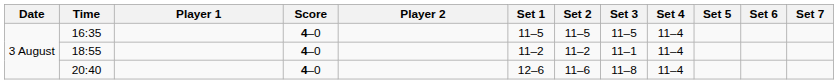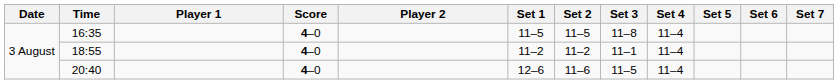(624, 33) 11–5 -> (624, 33) 11–8
(624, 70) 11–8 -> (624, 70) 11–5
